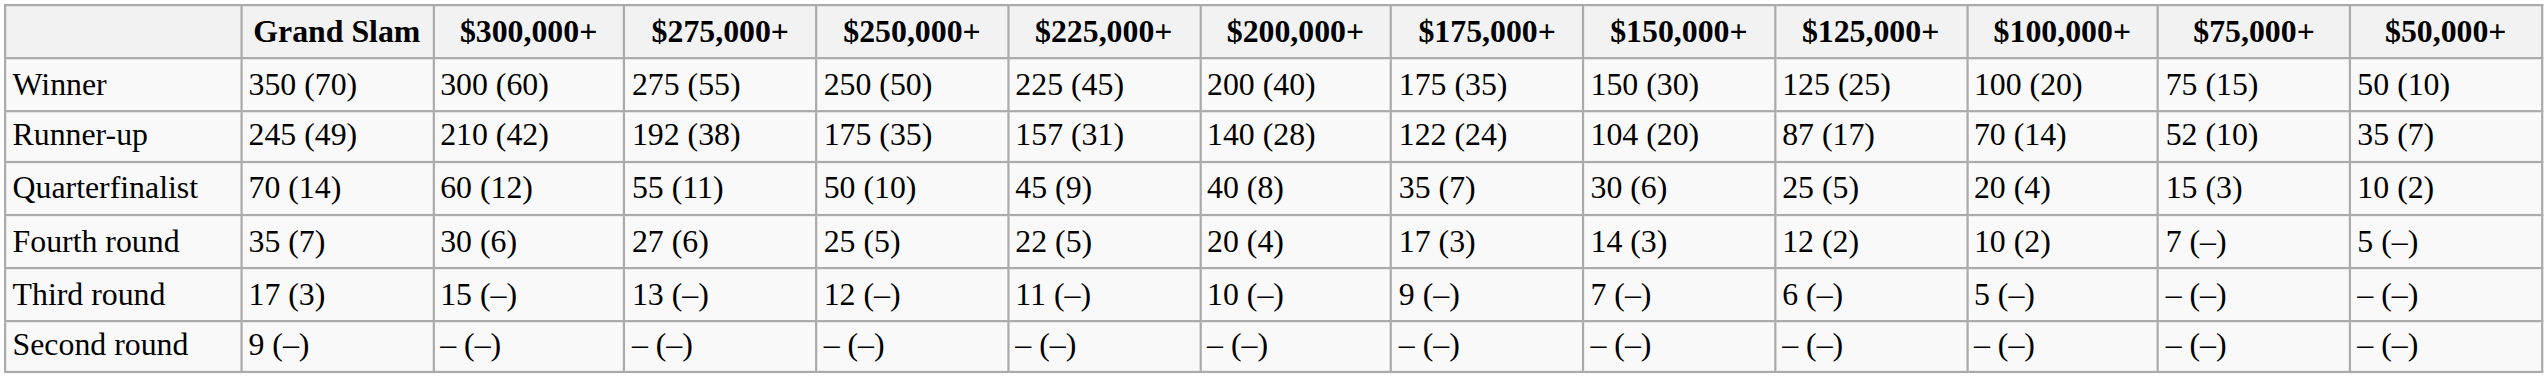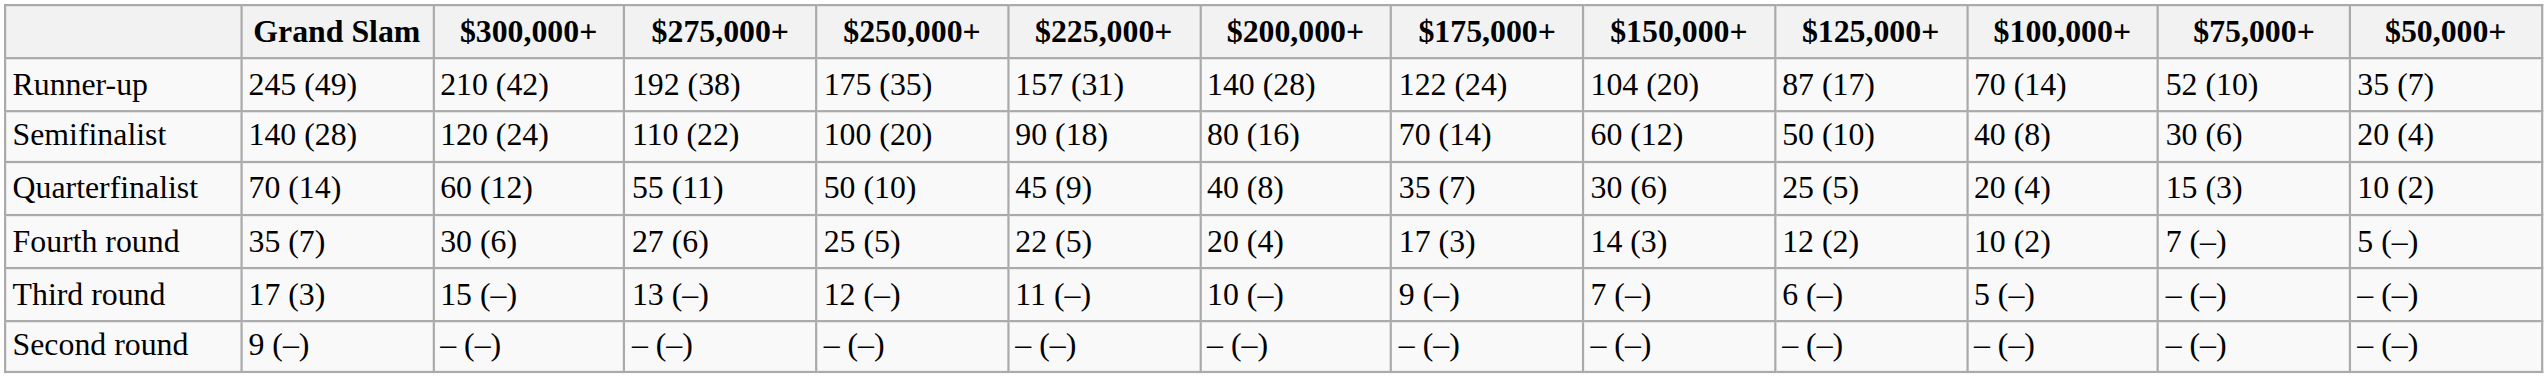- row: (60, 83)
+ row: (89, 136)
